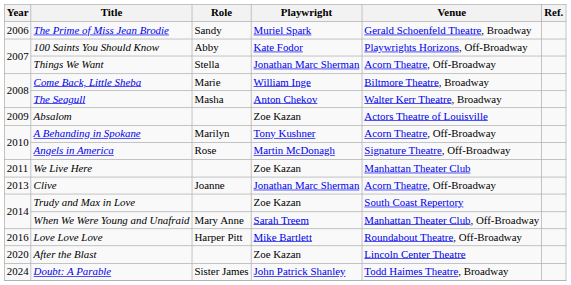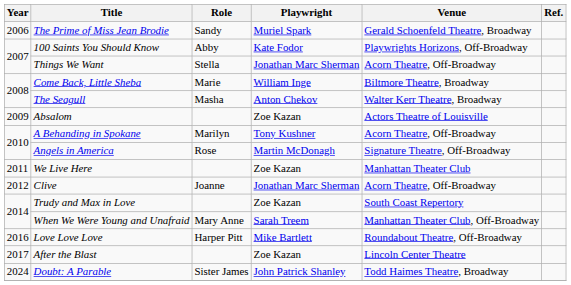(18, 185) 2013 -> (18, 185) 2012
(18, 254) 2020 -> (18, 254) 2017
